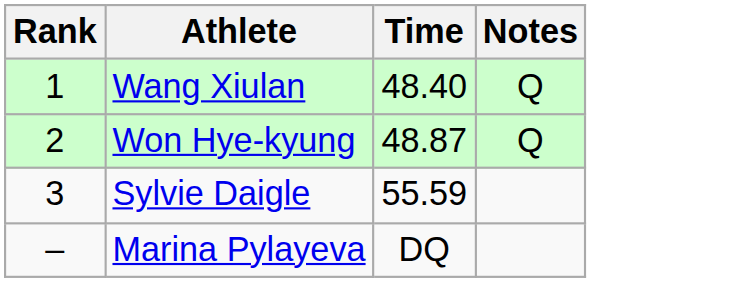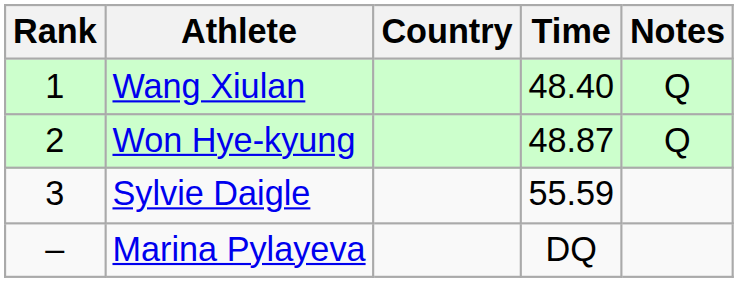+ column: (447, 31)
